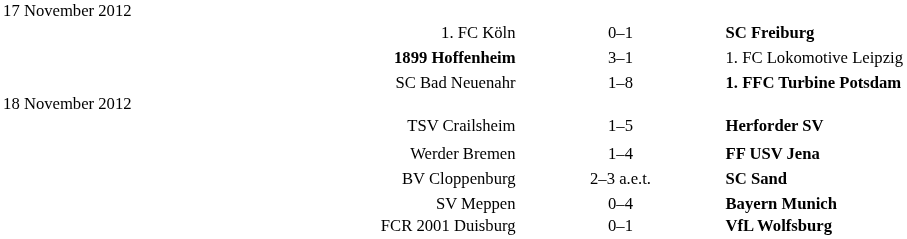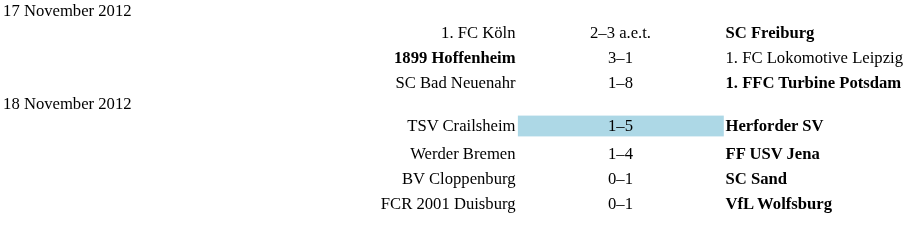(621, 32) 0–1 -> (621, 32) 2–3 a.e.t.
(621, 125) no background -> (621, 125) lightblue background
(621, 179) 2–3 a.e.t. -> (621, 179) 0–1
- row: (476, 203)
